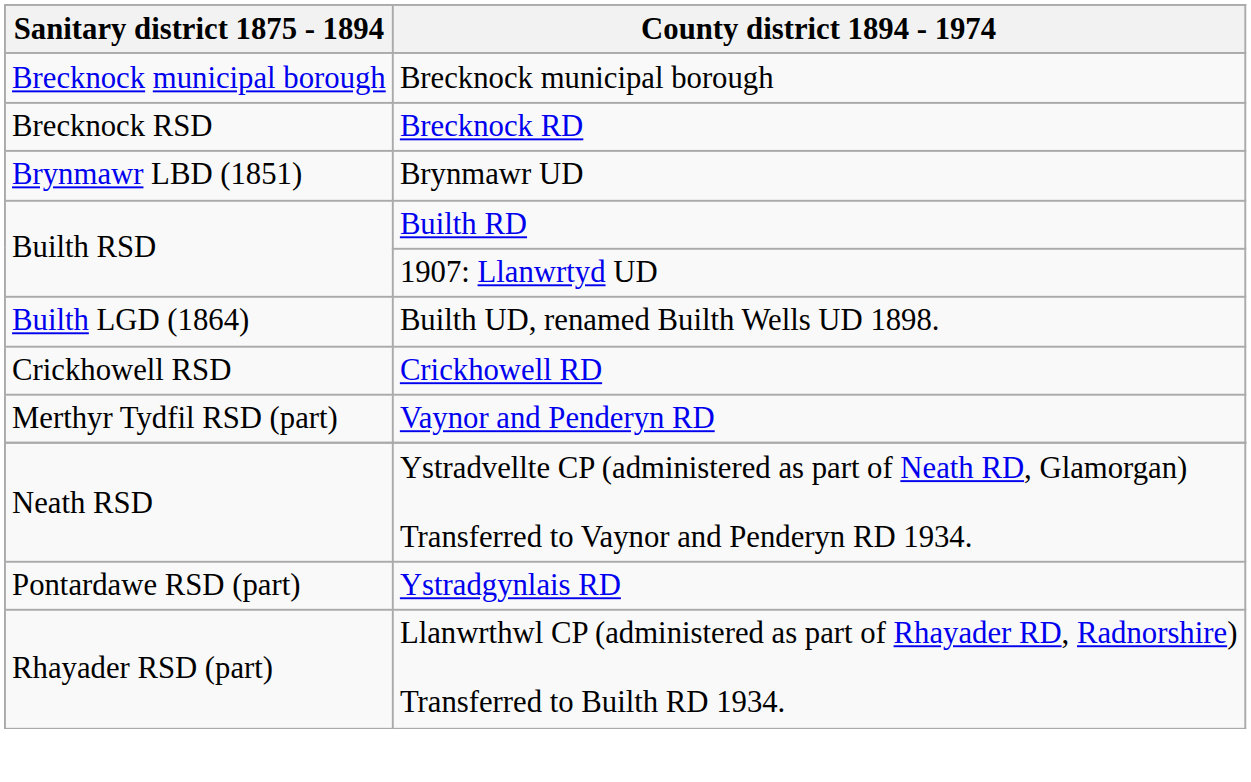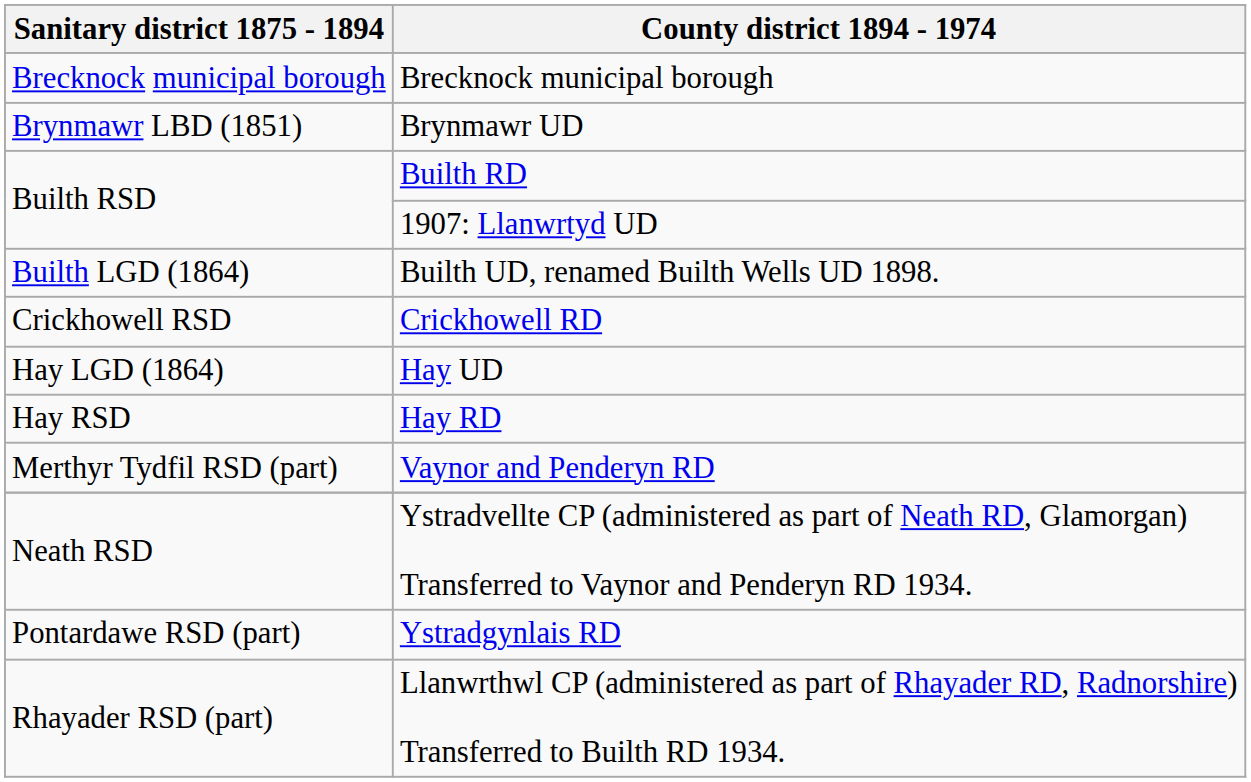- row: (492, 126)
+ row: (451, 369)
+ row: (451, 418)
